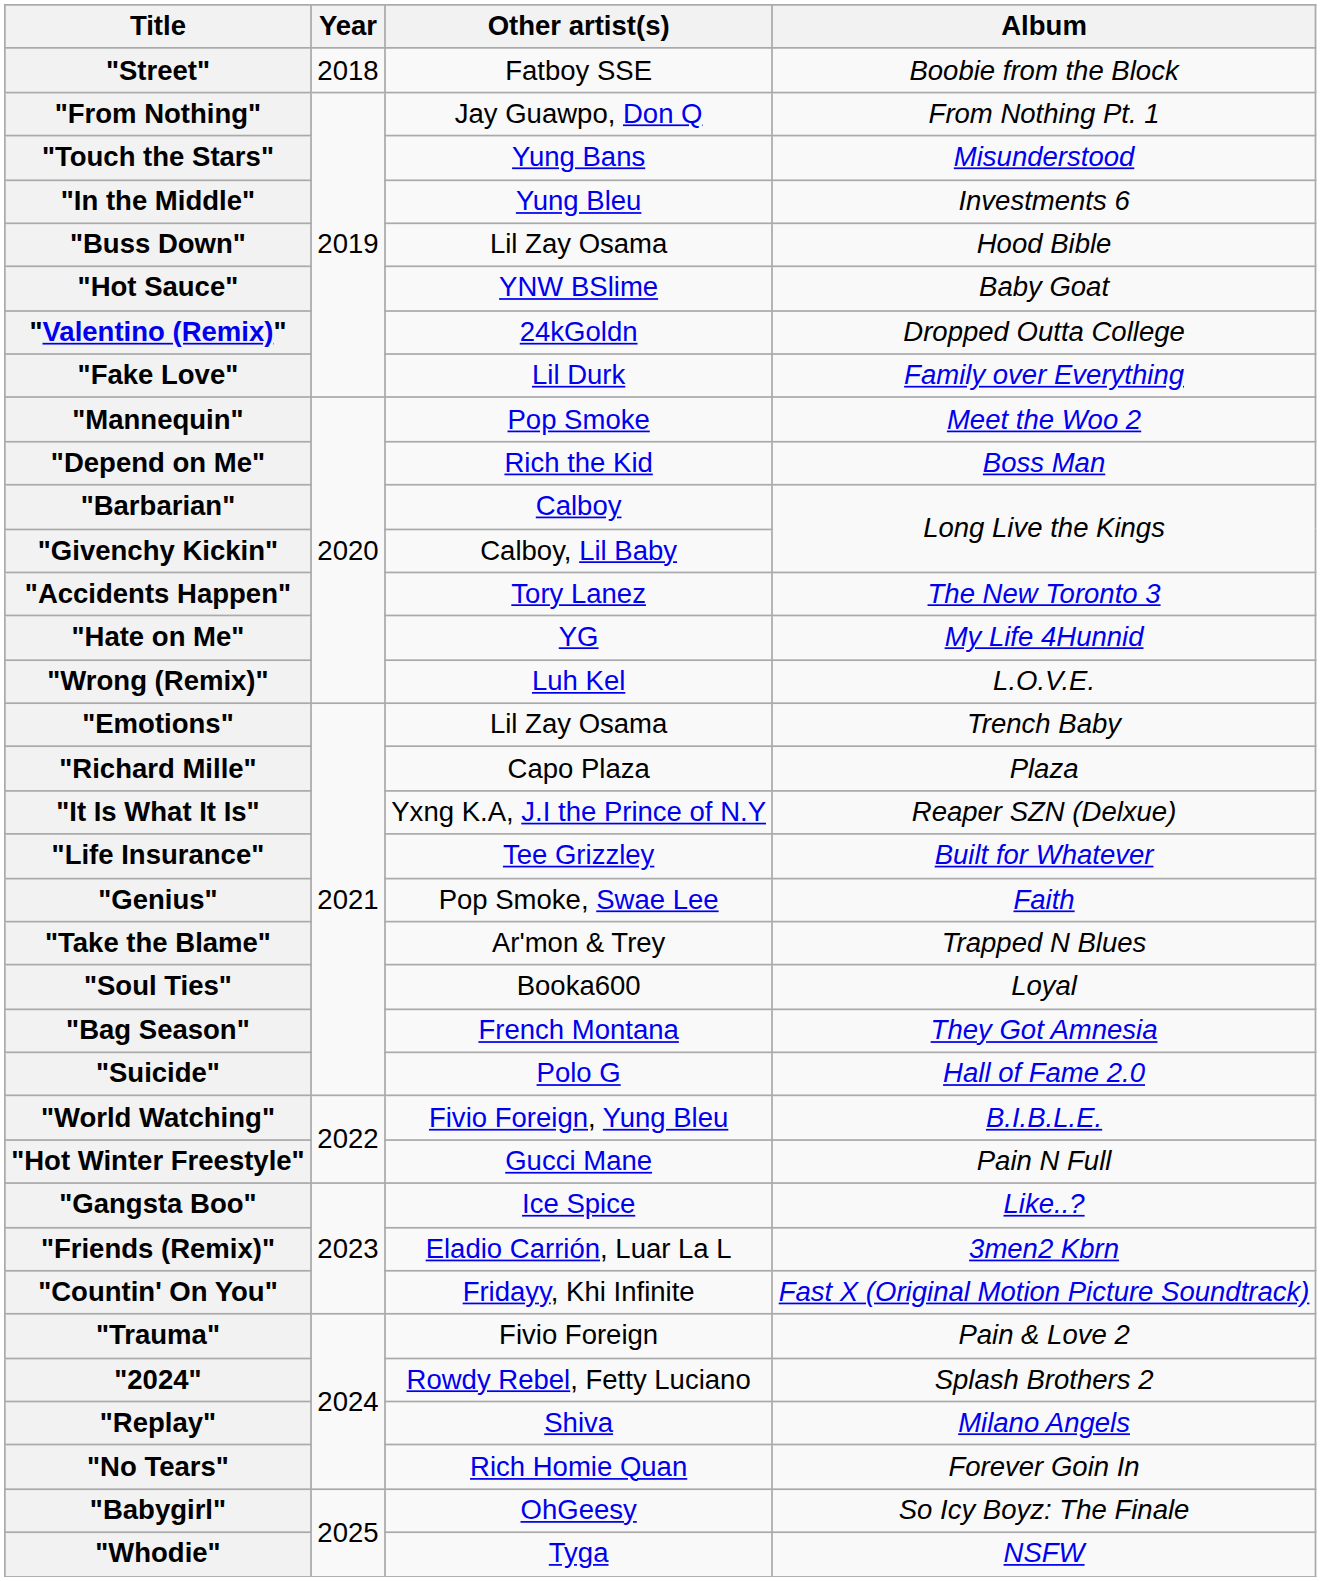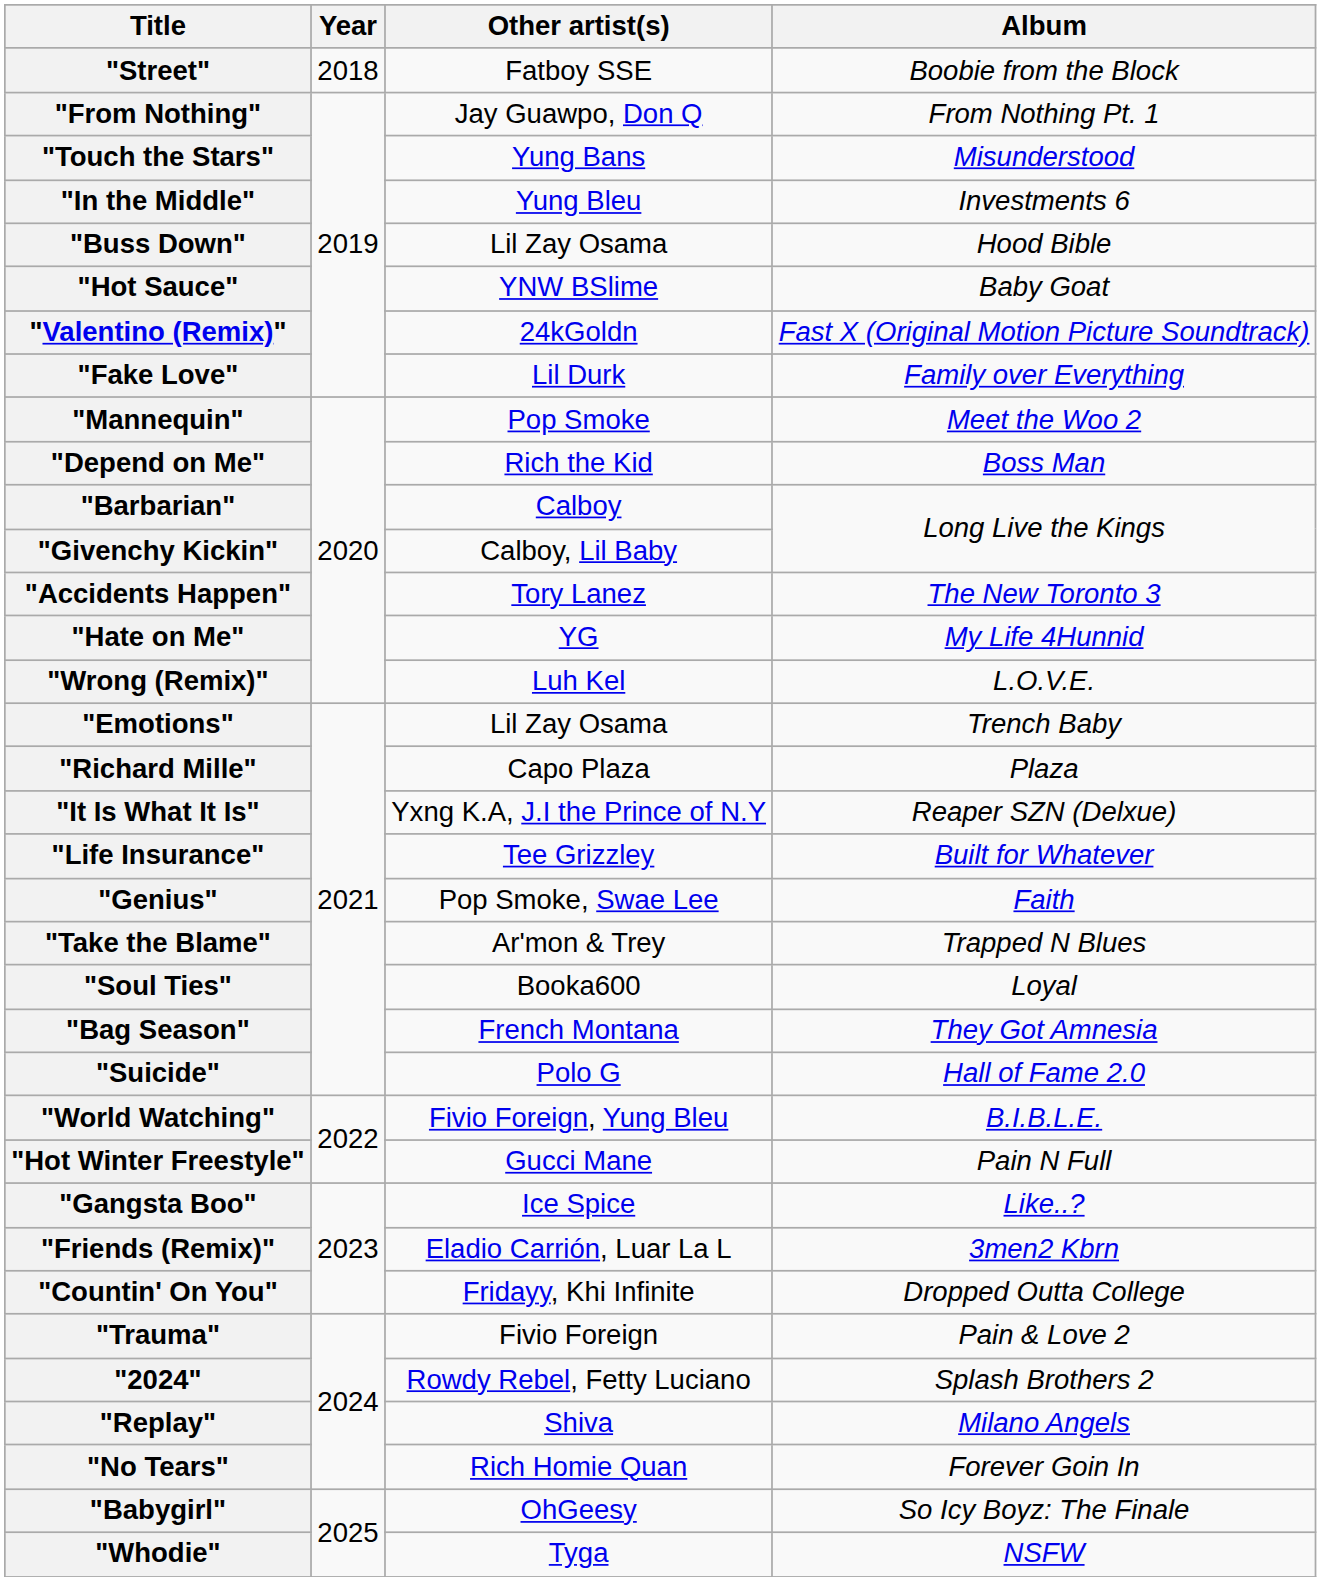(1044, 331) Dropped Outta College -> (1044, 331) Fast X (Original Motion Picture Soundtrack)
(1044, 1292) Fast X (Original Motion Picture Soundtrack) -> (1044, 1292) Dropped Outta College
